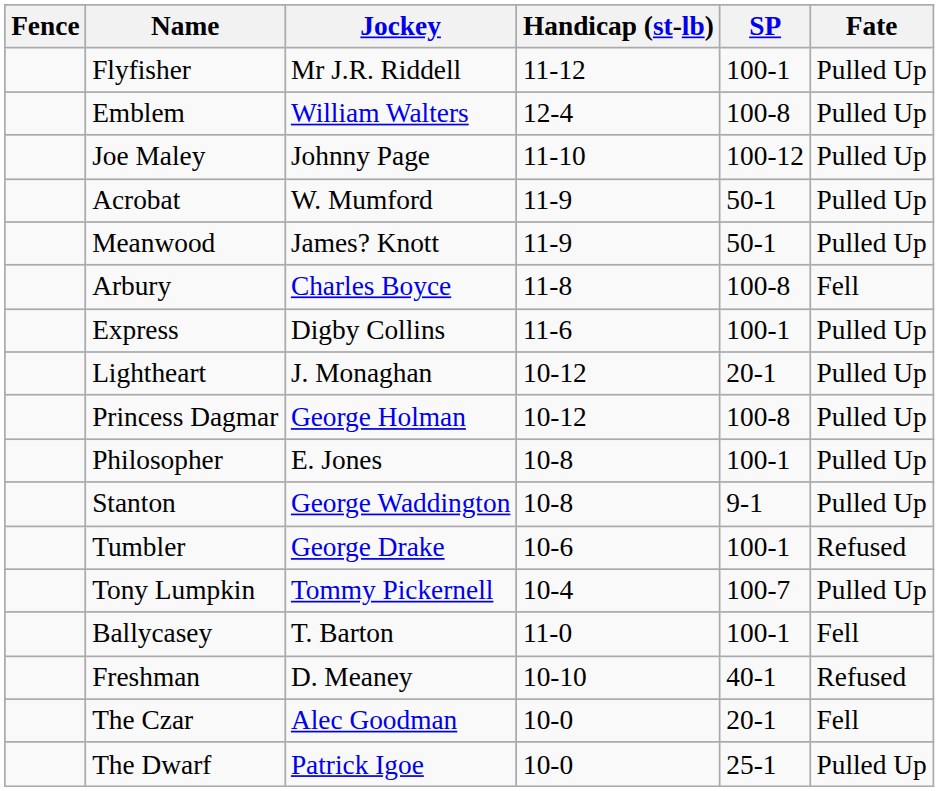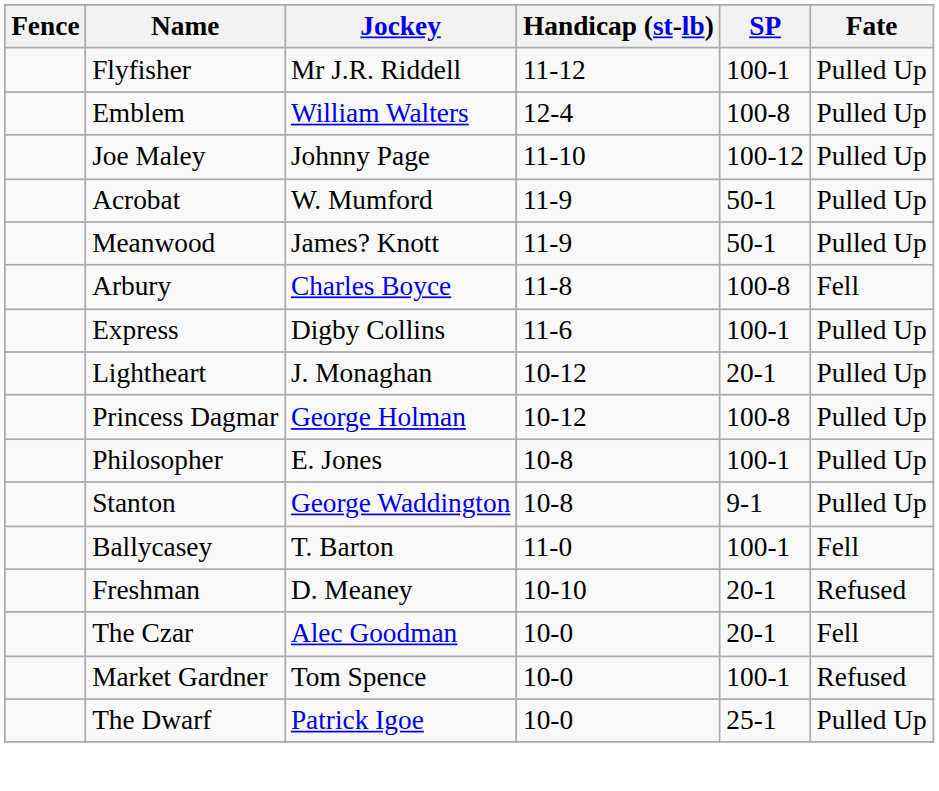- row: (139, 546)
- row: (174, 590)
(751, 677) 40-1 -> (751, 590) 20-1
+ row: (180, 677)
